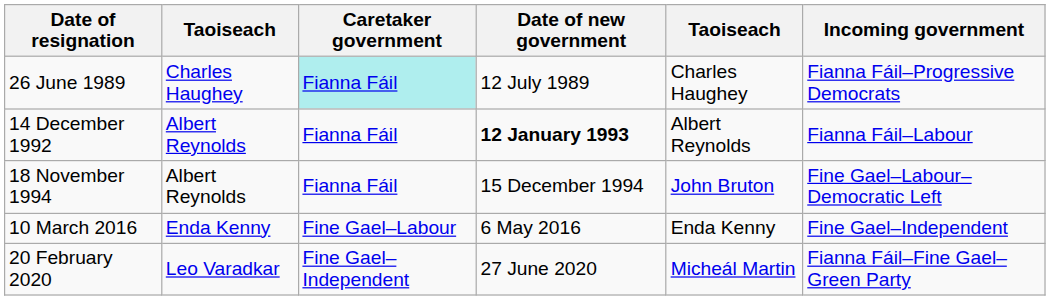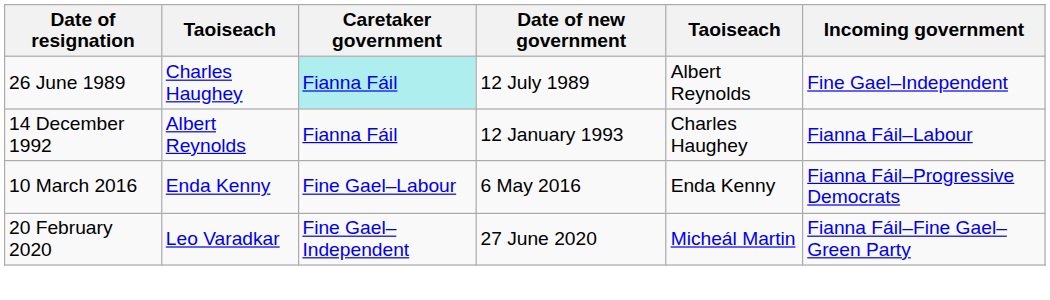(709, 82) Charles Haughey -> (711, 82) Albert Reynolds
(911, 82) Fianna Fáil–Progressive Democrats -> (908, 82) Fine Gael–Independent
(555, 134) bold -> (552, 134) normal
(711, 134) Albert Reynolds -> (709, 134) Charles Haughey
- row: (67, 186)
(908, 227) Fine Gael–Independent -> (911, 186) Fianna Fáil–Progressive Democrats
